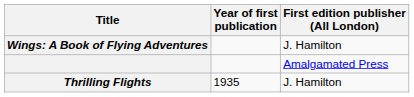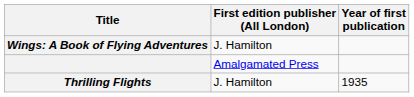columns swapped: (246, 20) <-> (344, 20)
